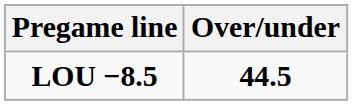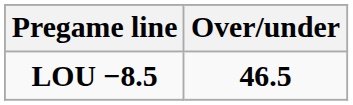(265, 75) 44.5 -> (265, 75) 46.5
